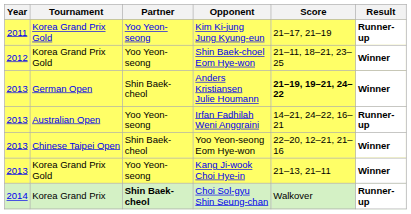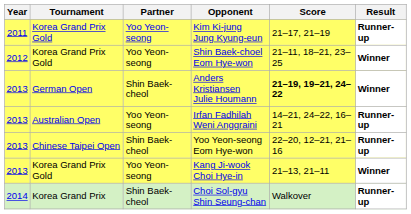(374, 145) Winner -> (376, 145) Runner-up
(149, 197) bold -> (149, 197) normal
